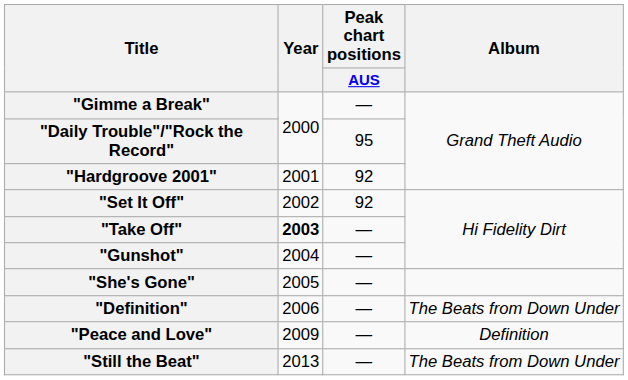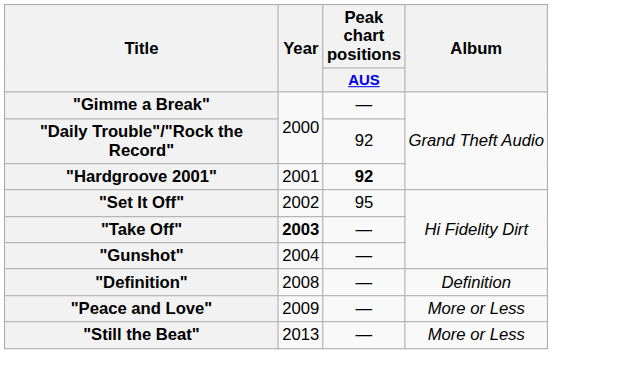(364, 140) 95 -> (364, 140) 92
(364, 176) normal -> (364, 176) bold
(364, 203) 92 -> (364, 203) 95
- row: (141, 282)
(301, 308) 2006 -> (301, 282) 2008
(514, 308) The Beats from Down Under -> (476, 282) Definition
(514, 335) Definition -> (476, 308) More or Less
(514, 361) The Beats from Down Under -> (476, 335) More or Less
